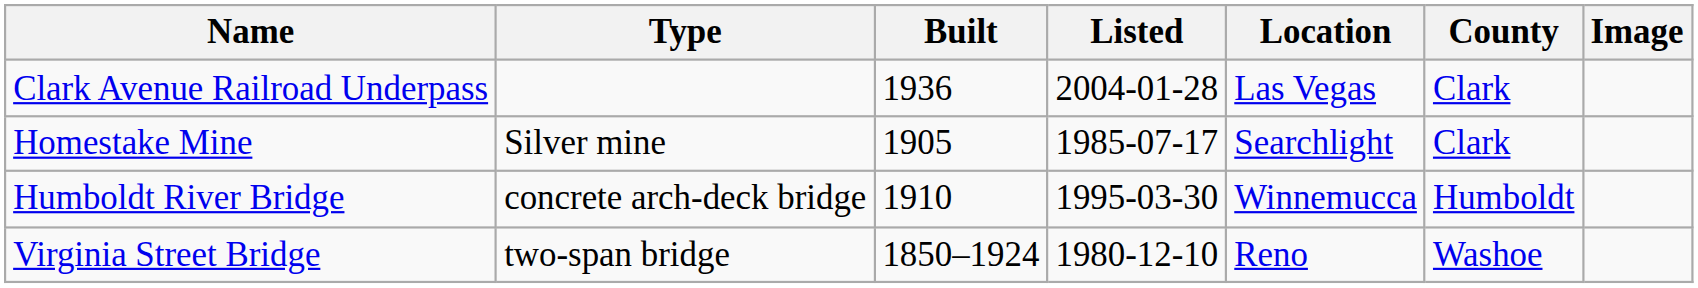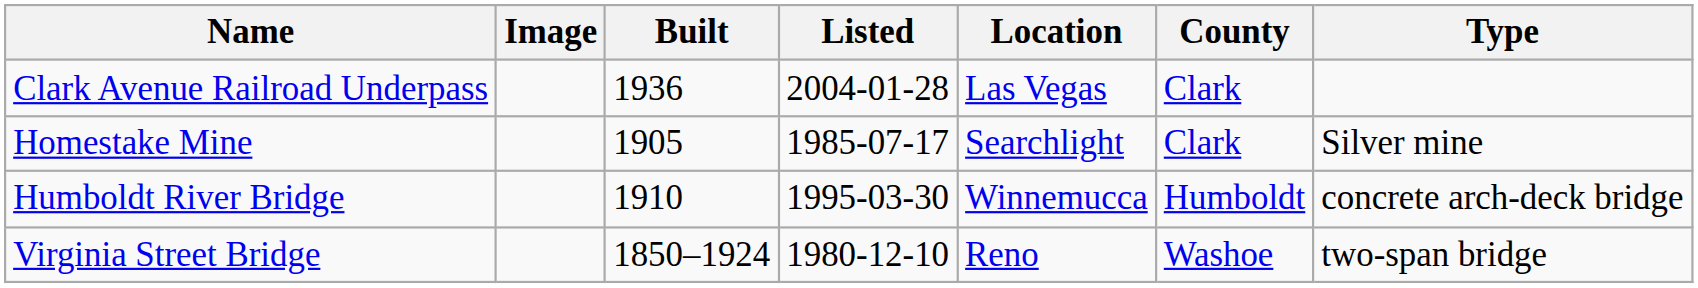columns swapped: (1637, 32) <-> (685, 32)
